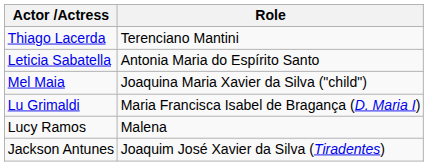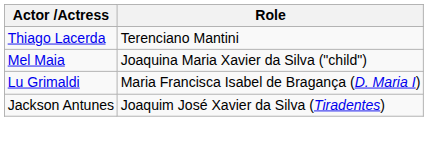- row: (59, 60)
- row: (47, 127)
